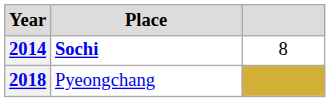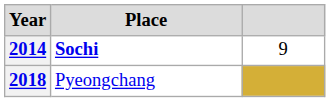(283, 49) 8 -> (283, 49) 9
